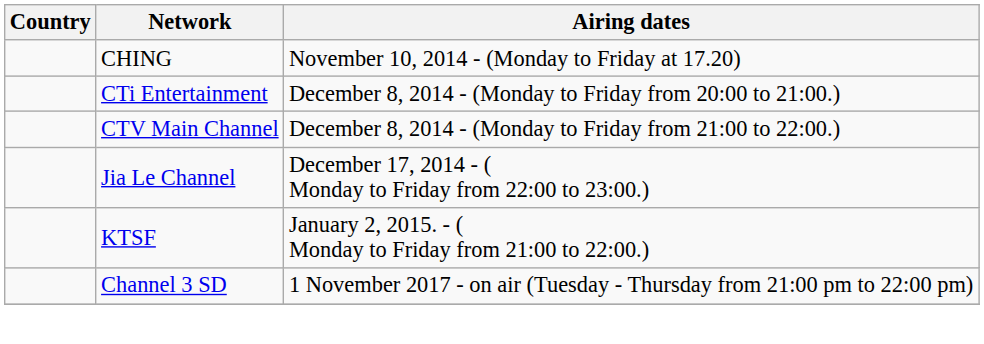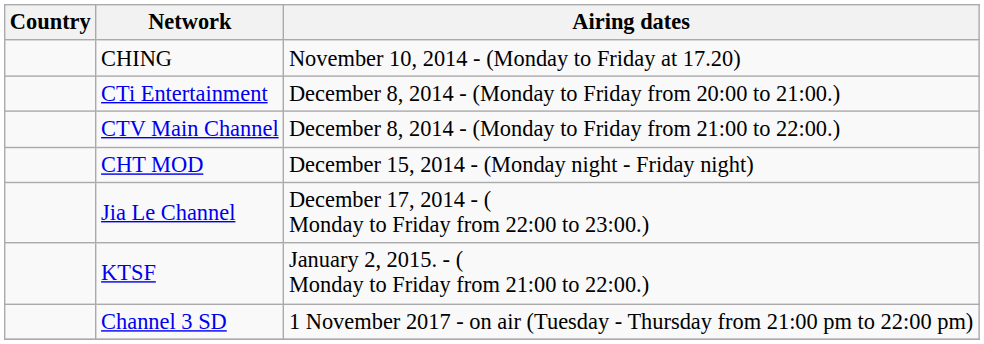+ row: (152, 164)
